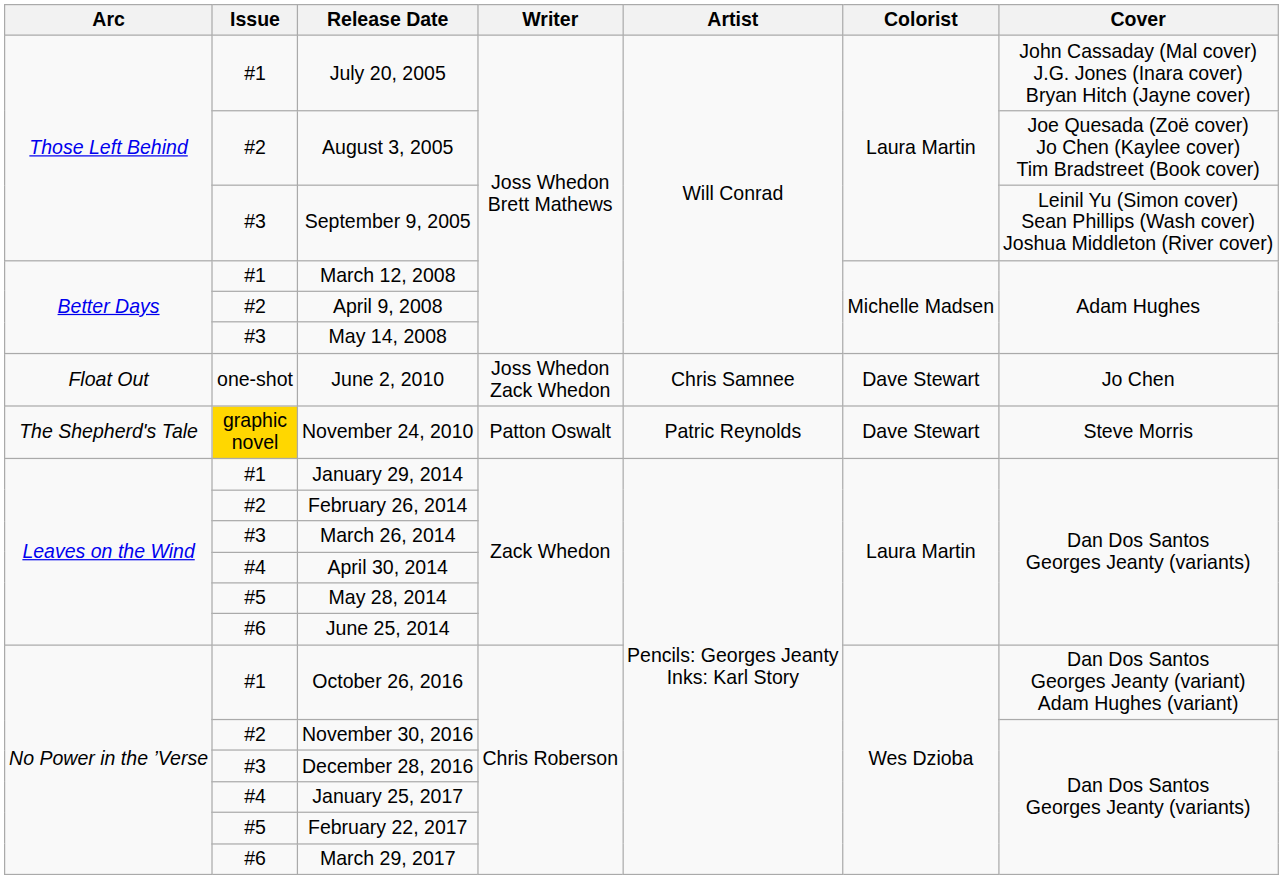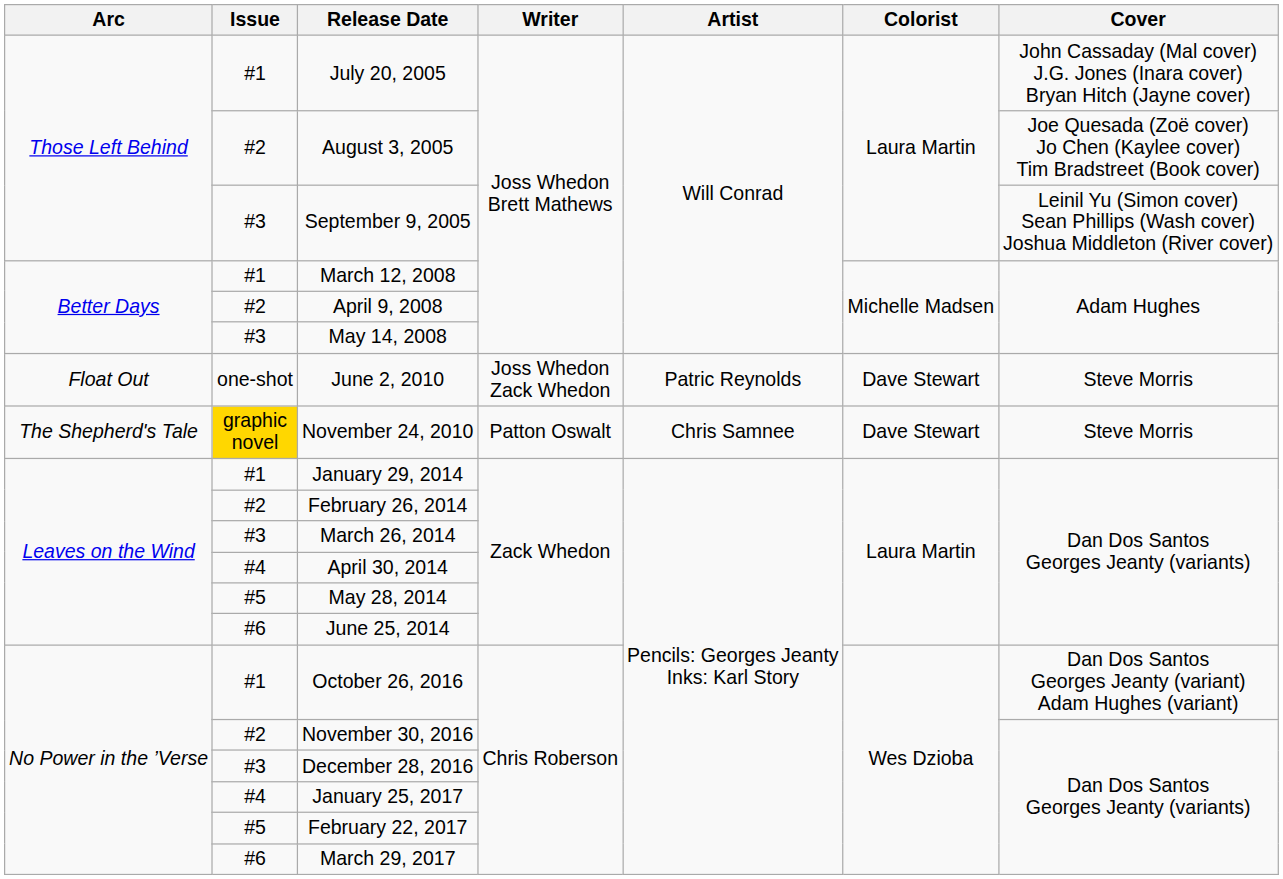(733, 379) Chris Samnee -> (733, 379) Patric Reynolds
(1138, 379) Jo Chen -> (1138, 379) Steve Morris
(733, 432) Patric Reynolds -> (733, 432) Chris Samnee
